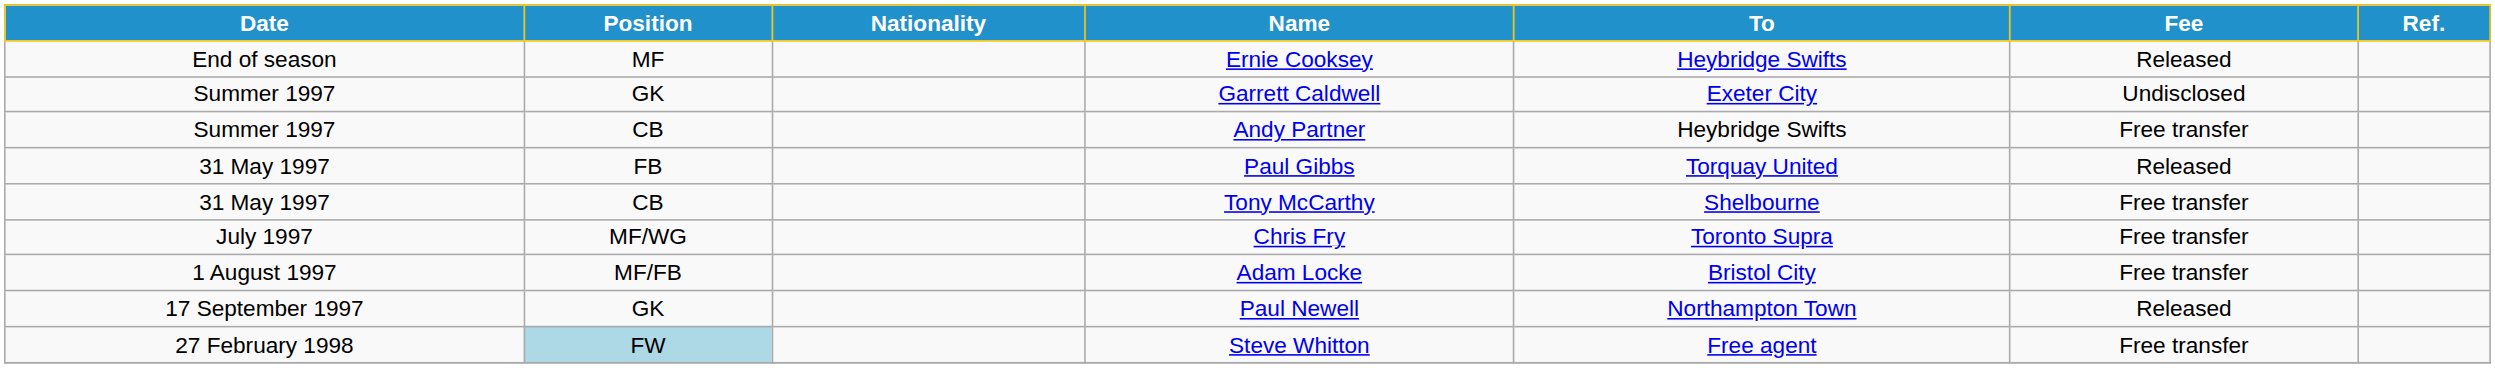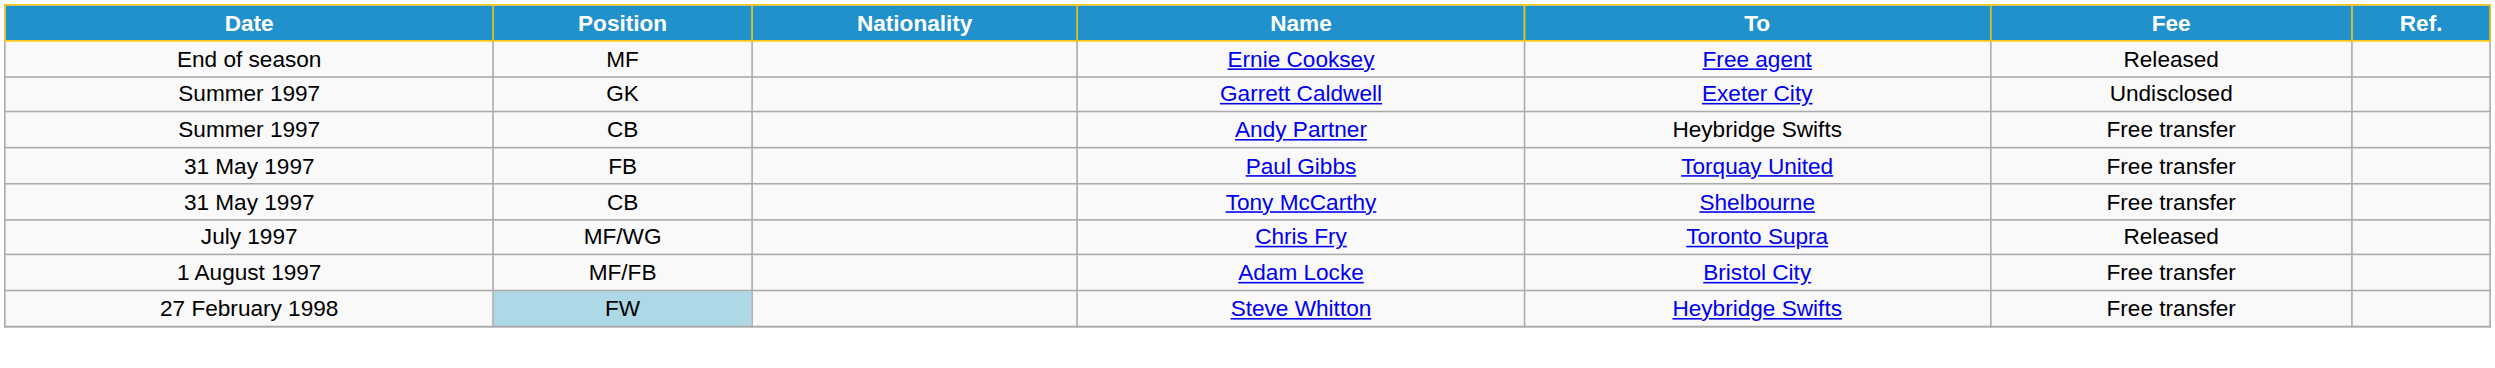(1762, 59) Heybridge Swifts -> (1757, 59) Free agent
(2184, 166) Released -> (2171, 166) Free transfer
(2184, 237) Free transfer -> (2171, 237) Released
- row: (1299, 309)
(1762, 344) Free agent -> (1757, 309) Heybridge Swifts
